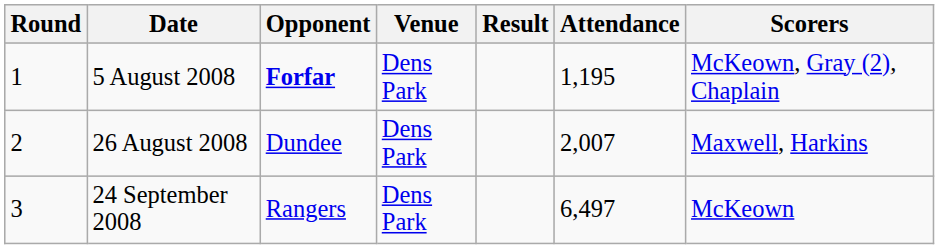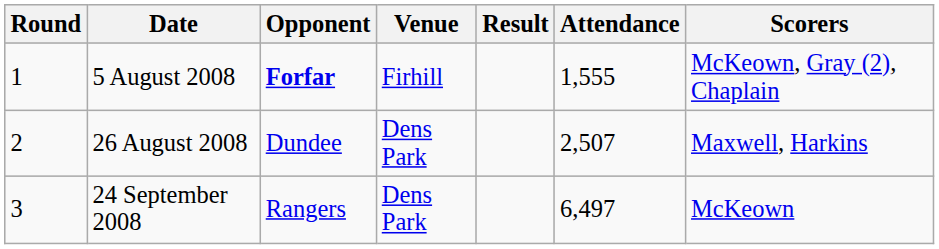(407, 76) Dens Park -> (412, 76) Firhill
(588, 76) 1,195 -> (588, 76) 1,555
(588, 142) 2,007 -> (588, 142) 2,507
